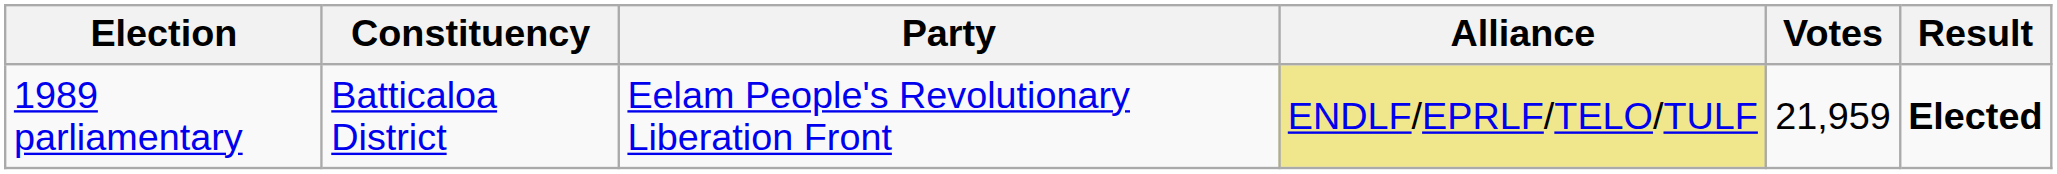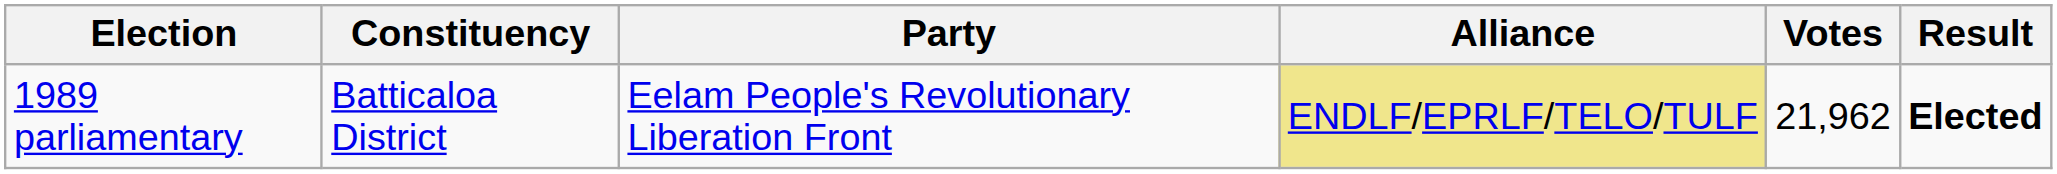(1833, 115) 21,959 -> (1833, 115) 21,962
